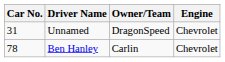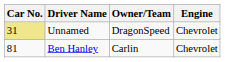(12, 31) no background -> (12, 31) khaki background
(12, 48) 78 -> (12, 48) 81
